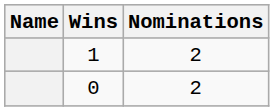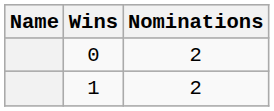rows swapped: (93, 55) <-> (93, 88)
